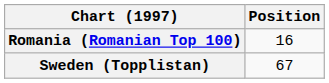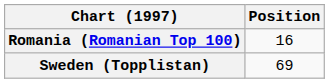(284, 65) 67 -> (284, 65) 69
